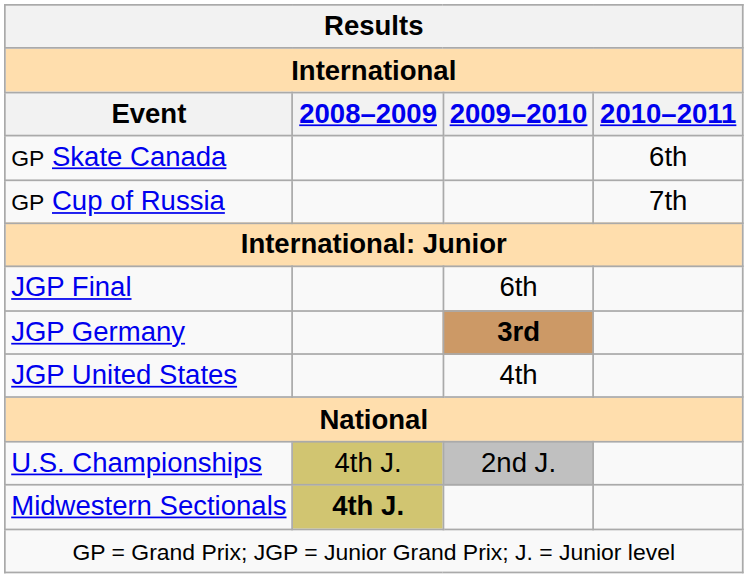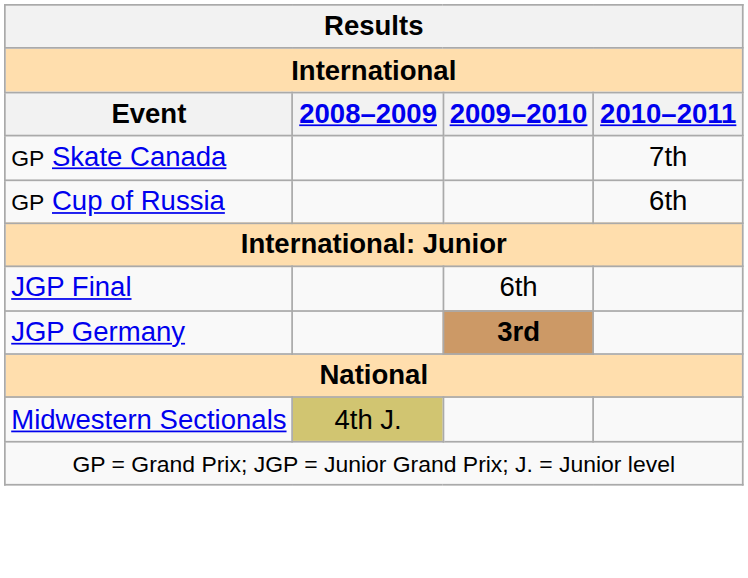(668, 157) 6th -> (668, 157) 7th
(668, 200) 7th -> (668, 200) 6th
- row: (124, 375)
- row: (137, 462)
(368, 506) bold -> (368, 419) normal
